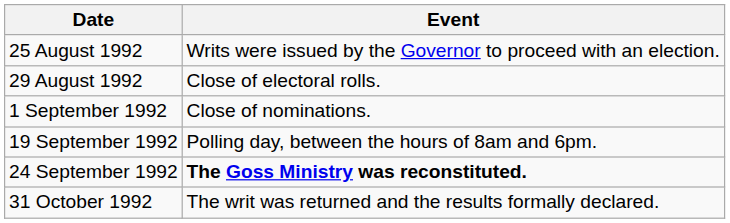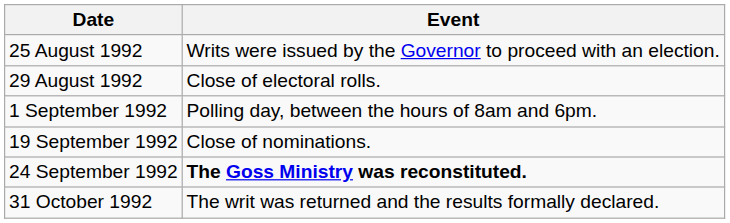(279, 111) Close of nominations. -> (392, 111) Polling day, between the hours of 8am and 6pm.
(392, 141) Polling day, between the hours of 8am and 6pm. -> (279, 141) Close of nominations.
